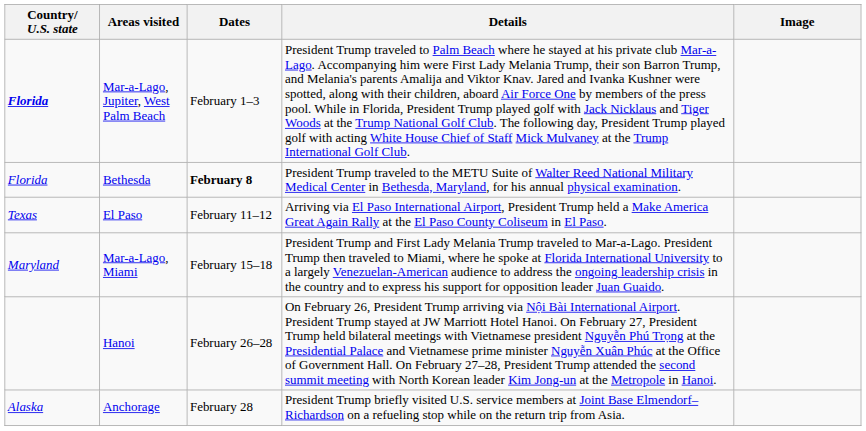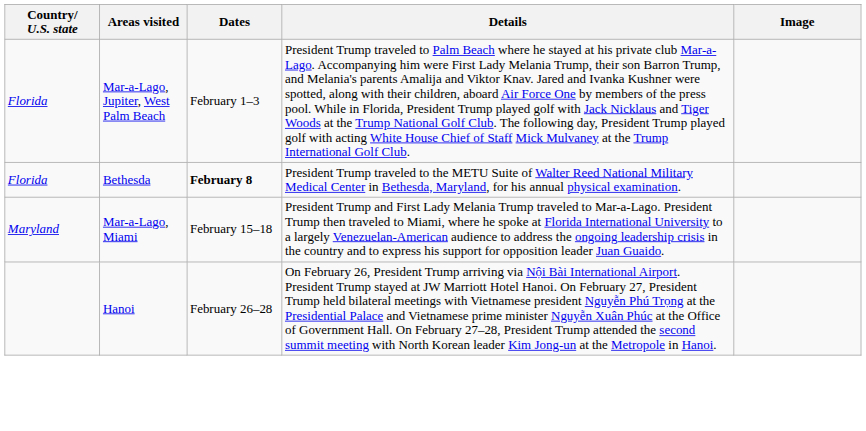(28, 100) bold -> (28, 100) normal
- row: (123, 214)
- row: (131, 407)
